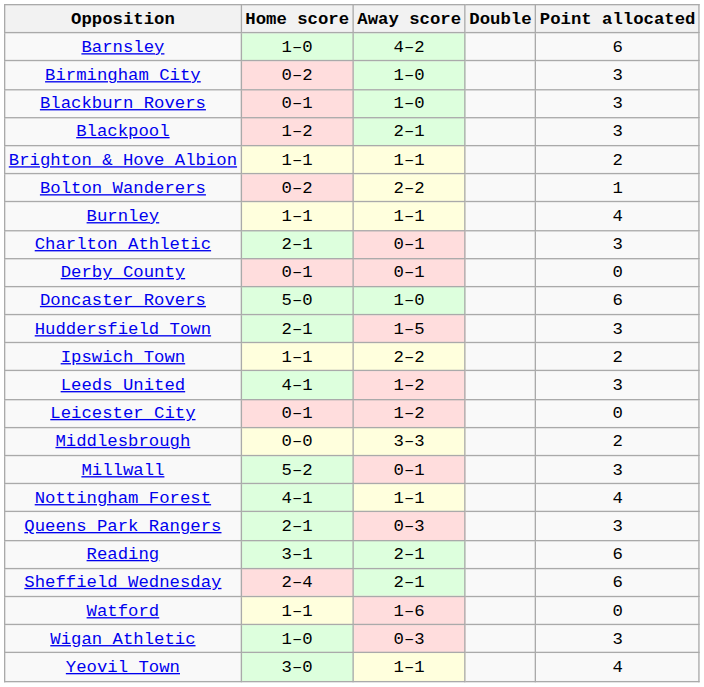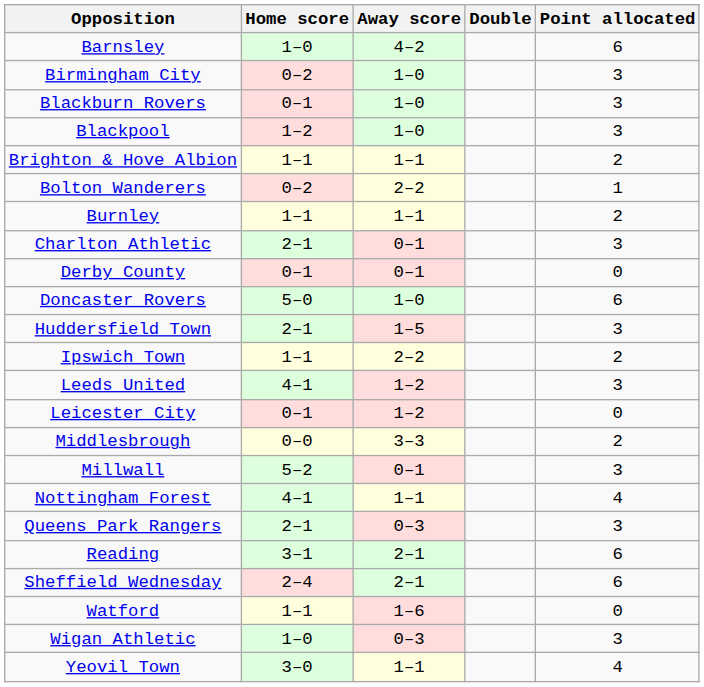(409, 131) 2–1 -> (409, 131) 1–0
(618, 216) 4 -> (618, 216) 2
